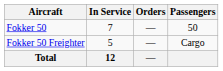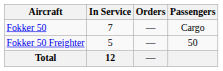(193, 27) 50 -> (193, 27) Cargo
(193, 43) Cargo -> (193, 43) 50
